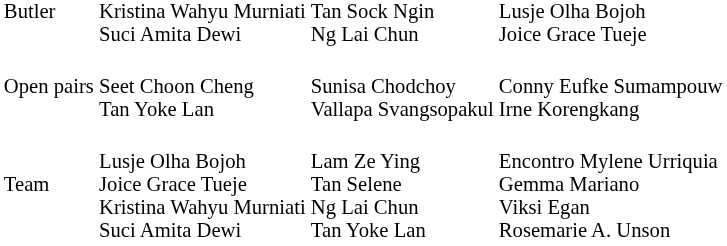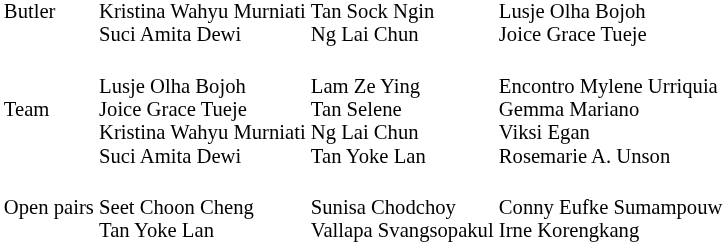rows swapped: (49, 86) <-> (27, 184)
